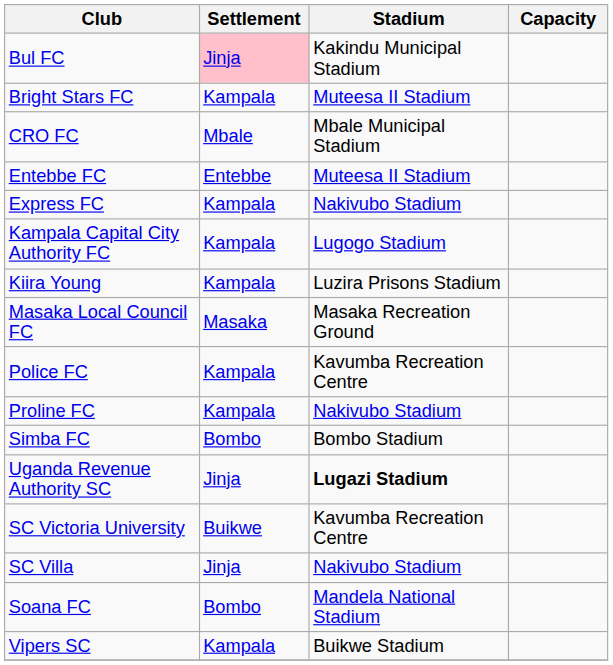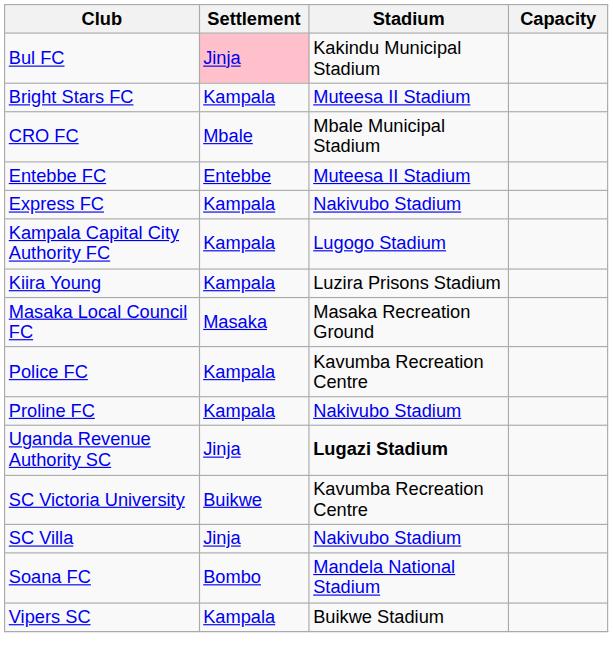- row: (49, 439)
